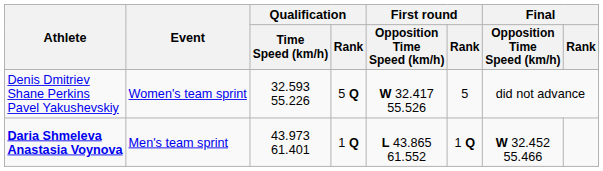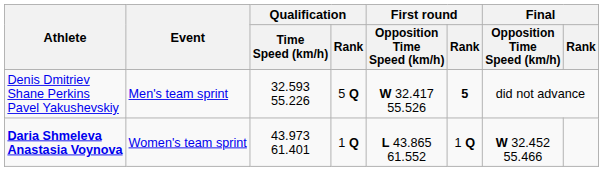(188, 94) Women's team sprint -> (178, 94) Men's team sprint
(465, 94) normal -> (465, 94) bold
(178, 142) Men's team sprint -> (188, 142) Women's team sprint
